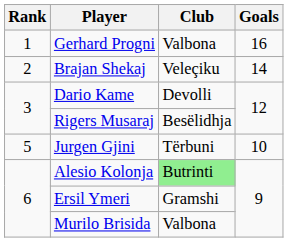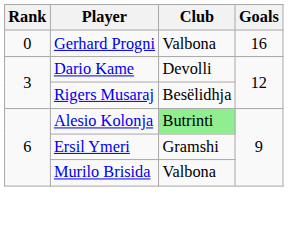(27, 43) 1 -> (27, 43) 0
- row: (100, 69)
- row: (94, 146)
